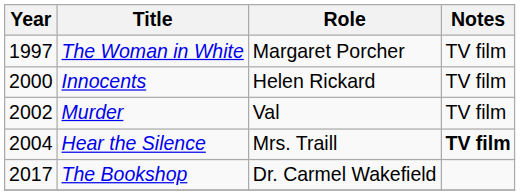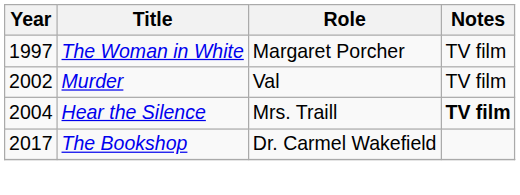- row: (104, 81)
